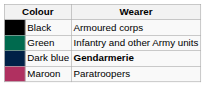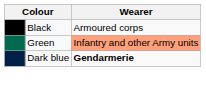(136, 43) no background -> (136, 43) lightsalmon background
- row: (44, 74)
